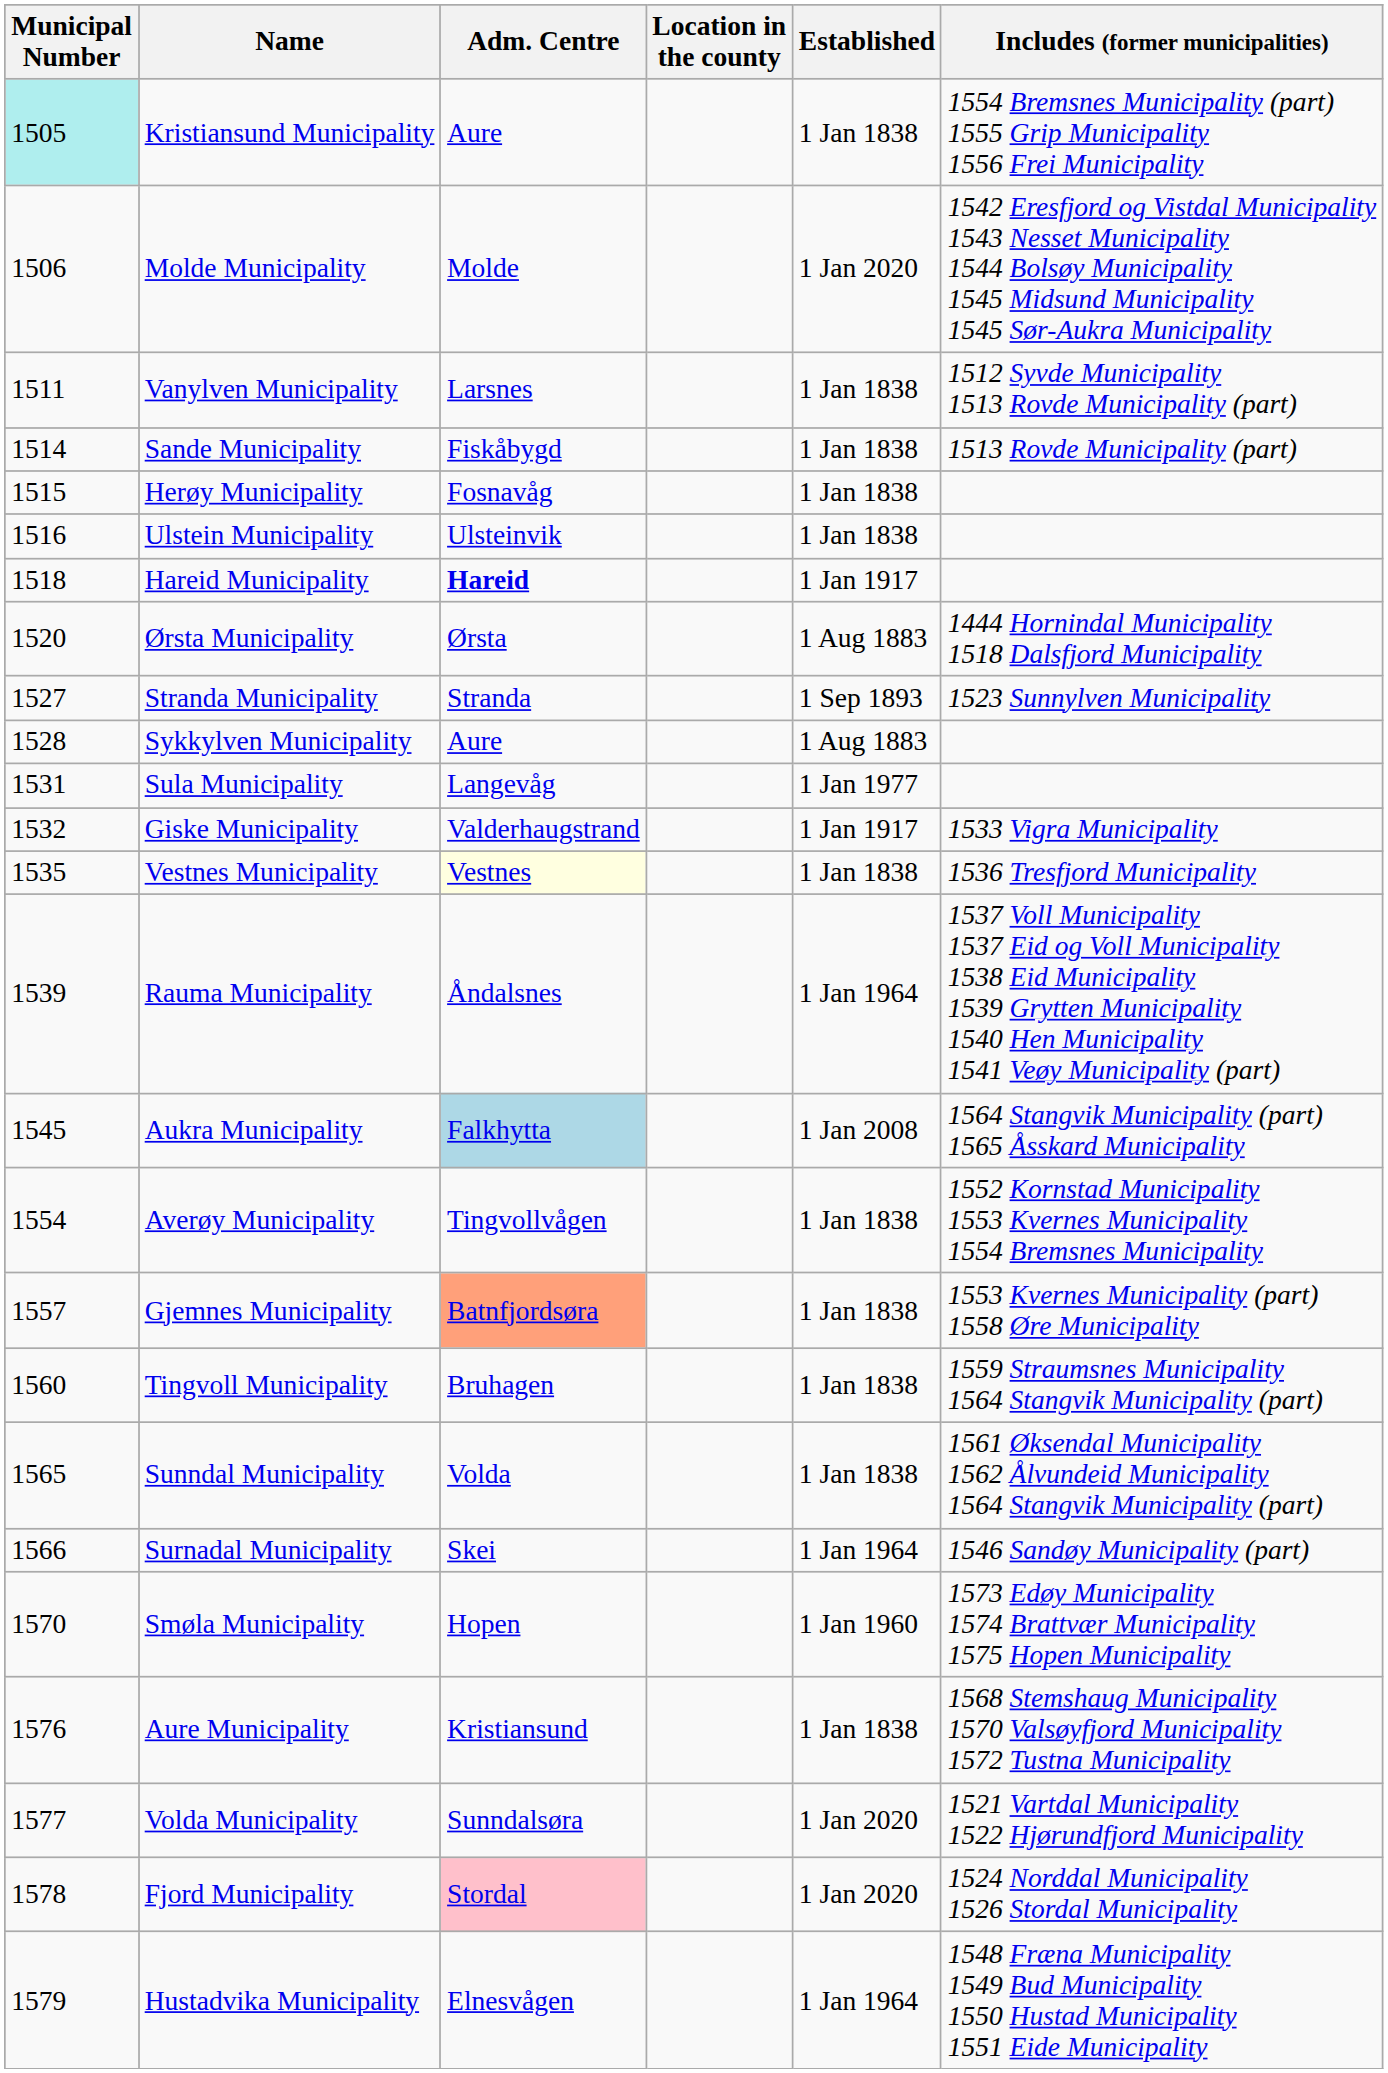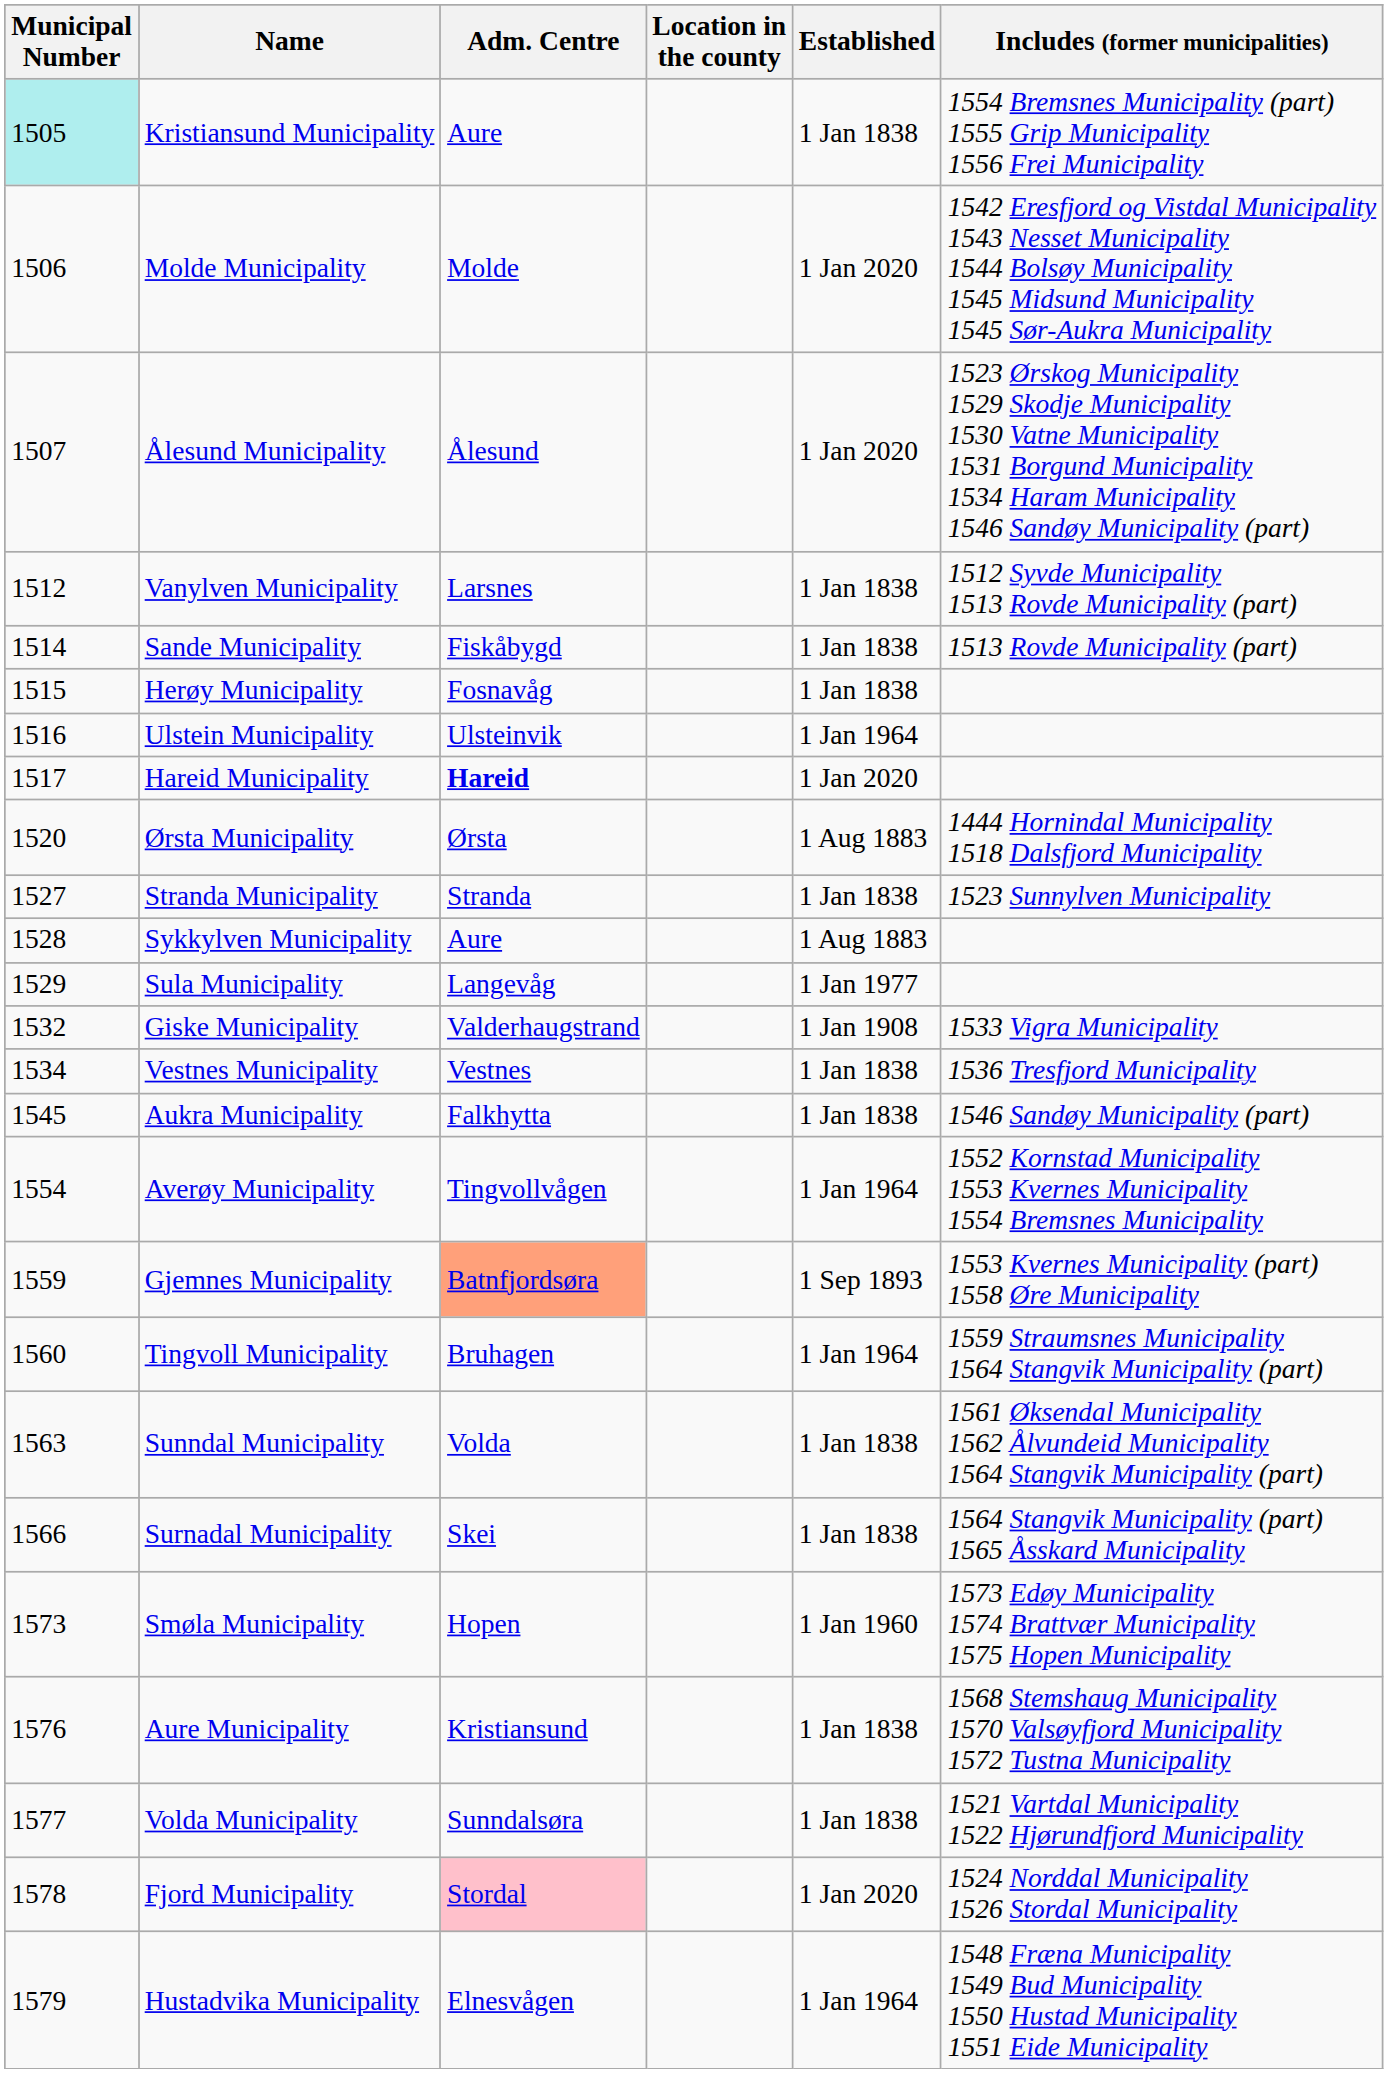+ row: (265, 451)
(38, 389) 1511 -> (39, 587) 1512
(858, 535) 1 Jan 1838 -> (858, 734) 1 Jan 1964
(39, 579) 1518 -> (39, 777) 1517
(858, 579) 1 Jan 1917 -> (858, 777) 1 Jan 2020
(861, 697) 1 Sep 1893 -> (858, 896) 1 Jan 1838
(39, 785) 1531 -> (39, 983) 1529
(858, 828) 1 Jan 1917 -> (858, 1027) 1 Jan 1908
(39, 872) 1535 -> (39, 1070) 1534
(489, 872) lightyellow background -> (489, 1070) no background
- row: (258, 993)
(499, 1129) lightblue background -> (499, 1114) no background
(858, 1129) 1 Jan 2008 -> (858, 1114) 1 Jan 1838
(1135, 1129) 1564 Stangvik Municipality (part) 1565 Åsskard Municipality -> (1128, 1114) 1546 Sandøy Municipality (part)
(858, 1220) 1 Jan 1838 -> (858, 1189) 1 Jan 1964
(39, 1310) 1557 -> (39, 1279) 1559
(858, 1310) 1 Jan 1838 -> (861, 1279) 1 Sep 1893
(858, 1384) 1 Jan 1838 -> (858, 1353) 1 Jan 1964
(39, 1474) 1565 -> (39, 1443) 1563
(858, 1549) 1 Jan 1964 -> (858, 1533) 1 Jan 1838
(1128, 1549) 1546 Sandøy Municipality (part) -> (1135, 1533) 1564 Stangvik Municipality (part) 1565 Åsskard Municipality
(39, 1623) 1570 -> (39, 1623) 1573
(858, 1819) 1 Jan 2020 -> (858, 1819) 1 Jan 1838
